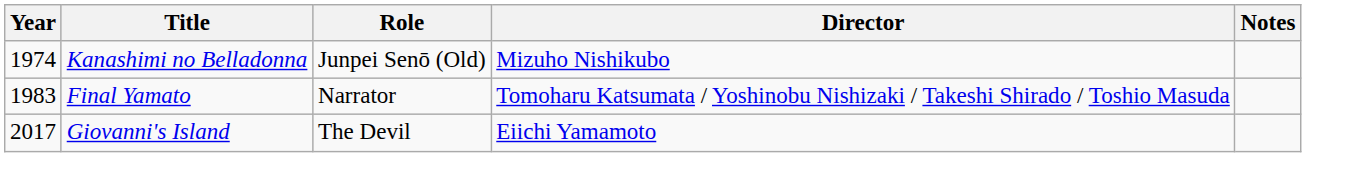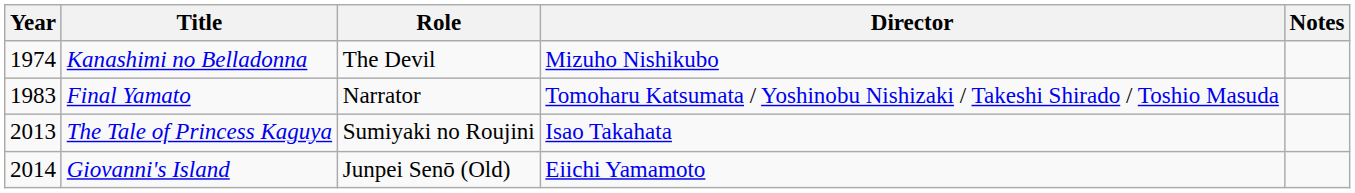(402, 59) Junpei Senō (Old) -> (389, 59) The Devil
+ row: (199, 132)
(33, 132) 2017 -> (33, 168) 2014
(364, 132) The Devil -> (427, 168) Junpei Senō (Old)
